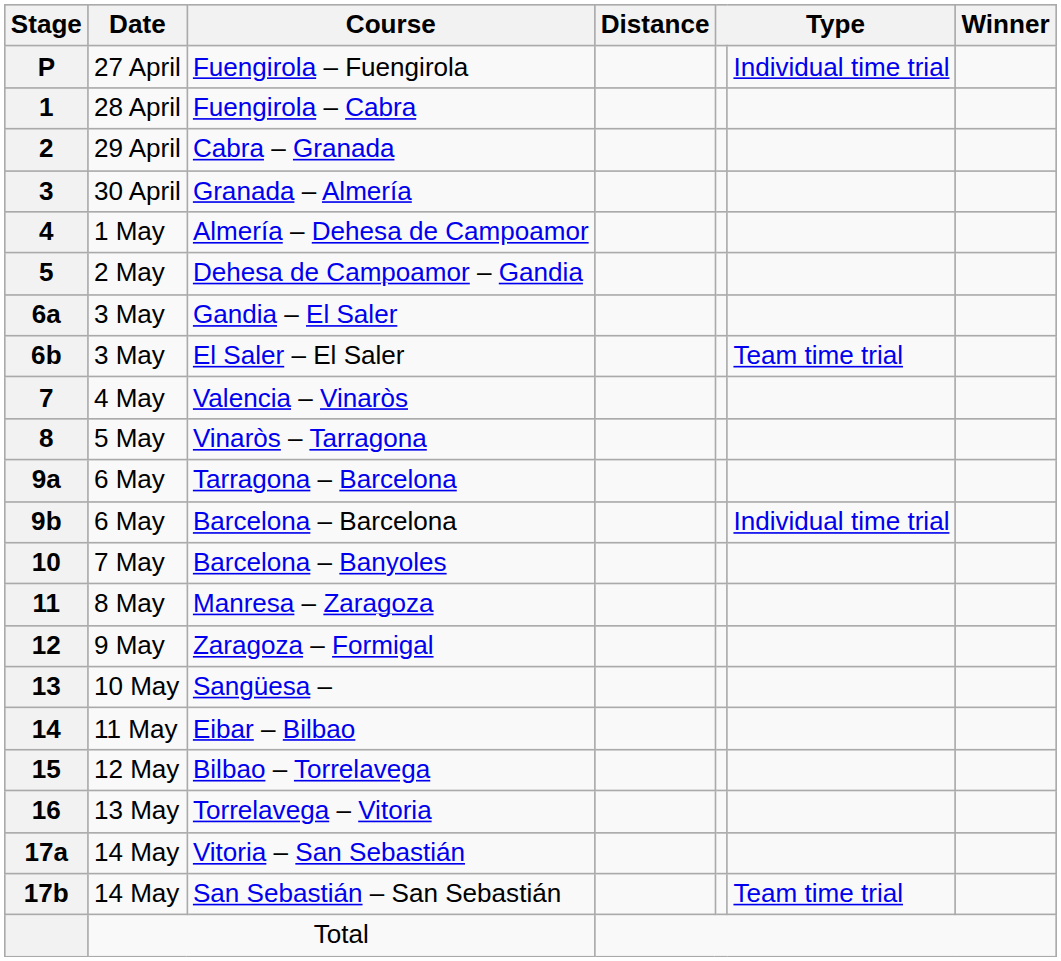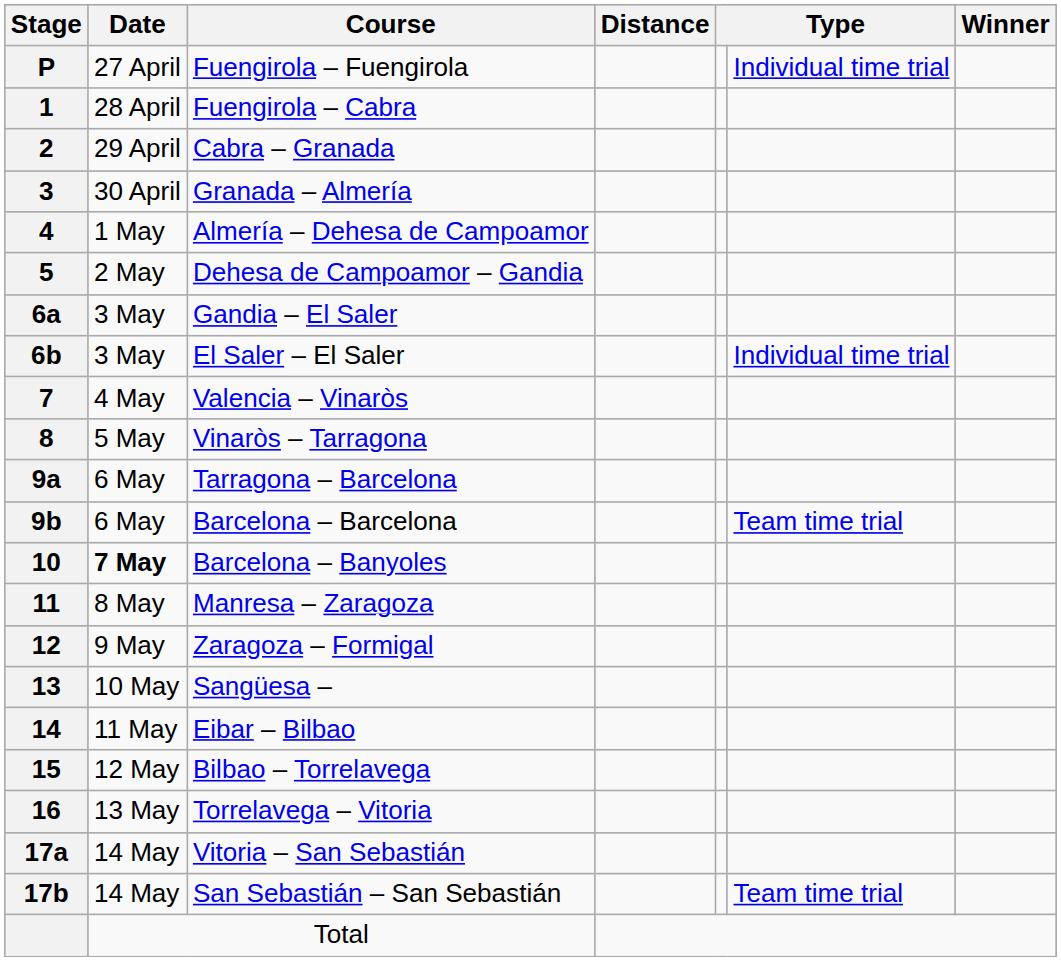(818, 356) Team time trial -> (841, 356) Individual time trial
(841, 521) Individual time trial -> (818, 521) Team time trial
(129, 562) normal -> (130, 562) bold
